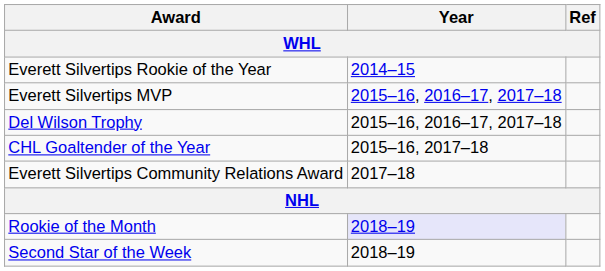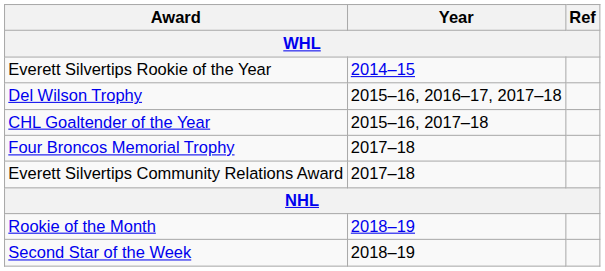- row: (90, 95)
+ row: (121, 148)
(383, 226) lavender background -> (383, 226) no background
